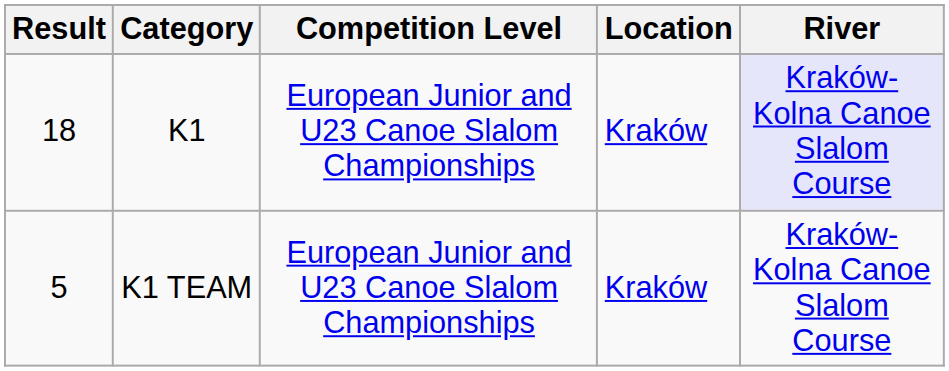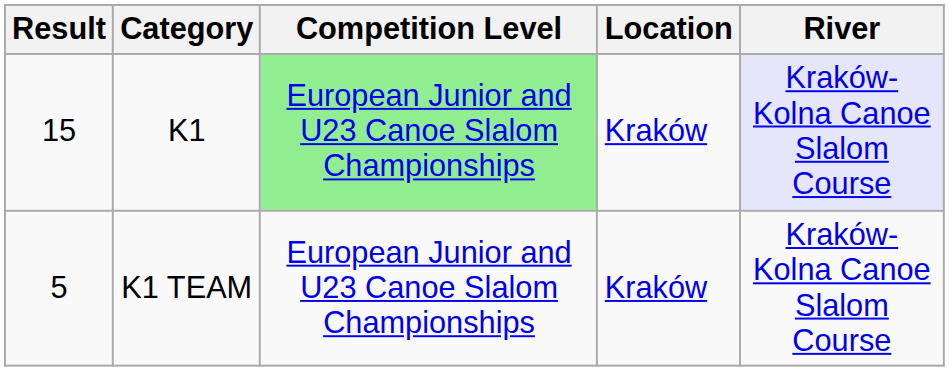(59, 131) 18 -> (59, 131) 15
(429, 131) no background -> (429, 131) lightgreen background
